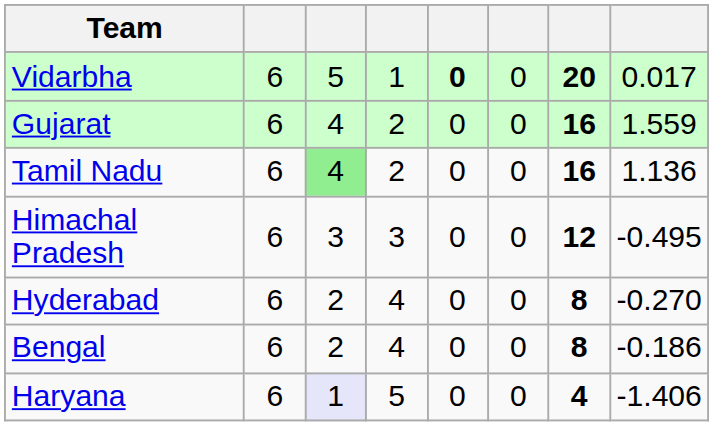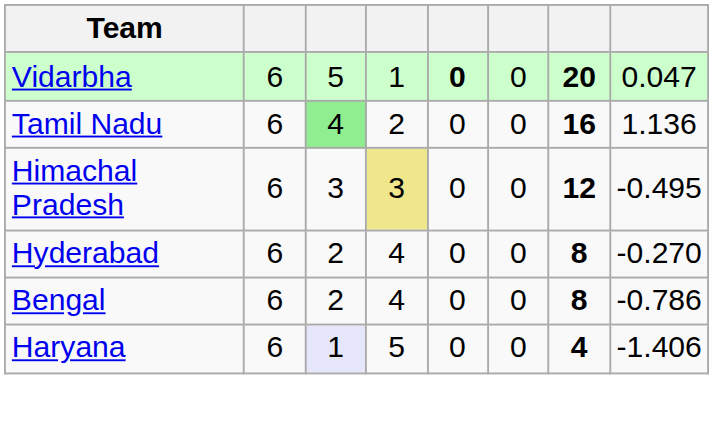(659, 76) 0.017 -> (659, 76) 0.047
- row: (61, 123)
(397, 236) no background -> (397, 188) khaki background
(659, 348) -0.186 -> (659, 300) -0.786
